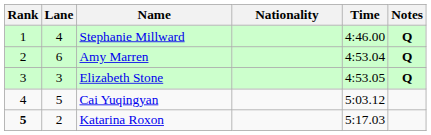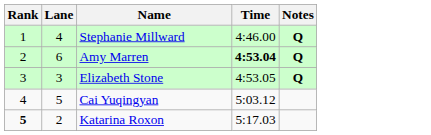- column: (287, 15)
(365, 57) normal -> (255, 57) bold
